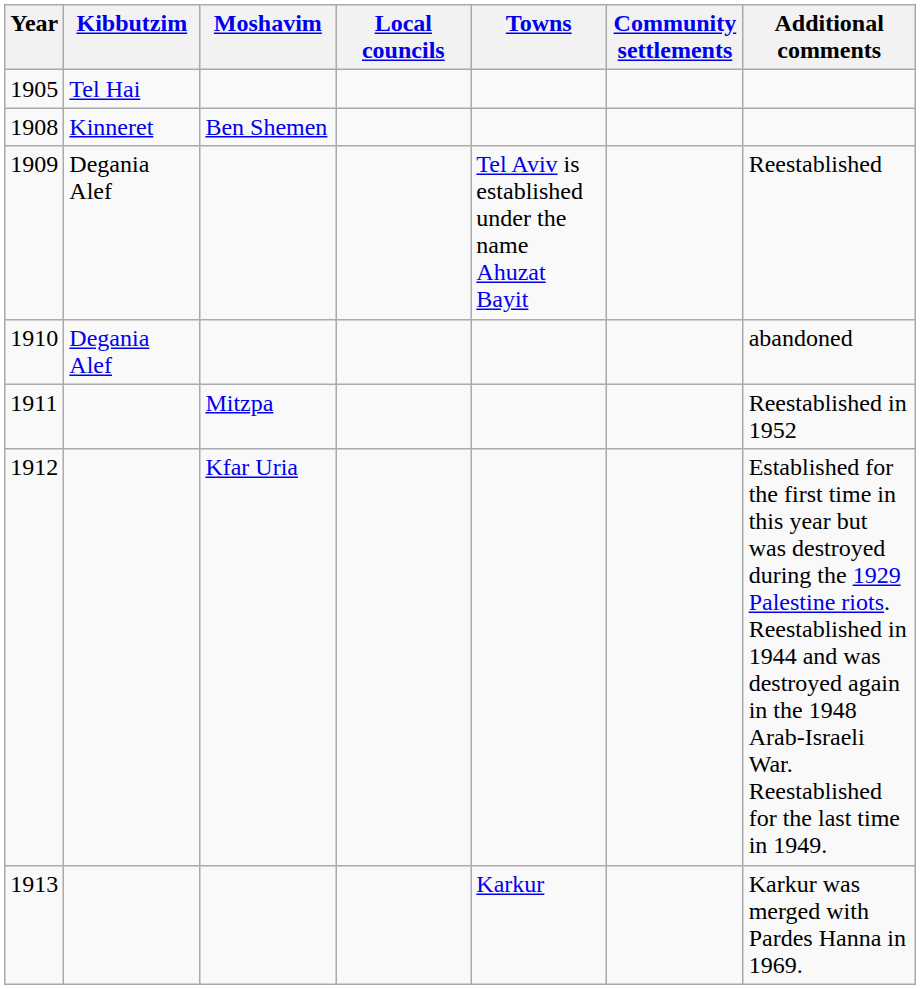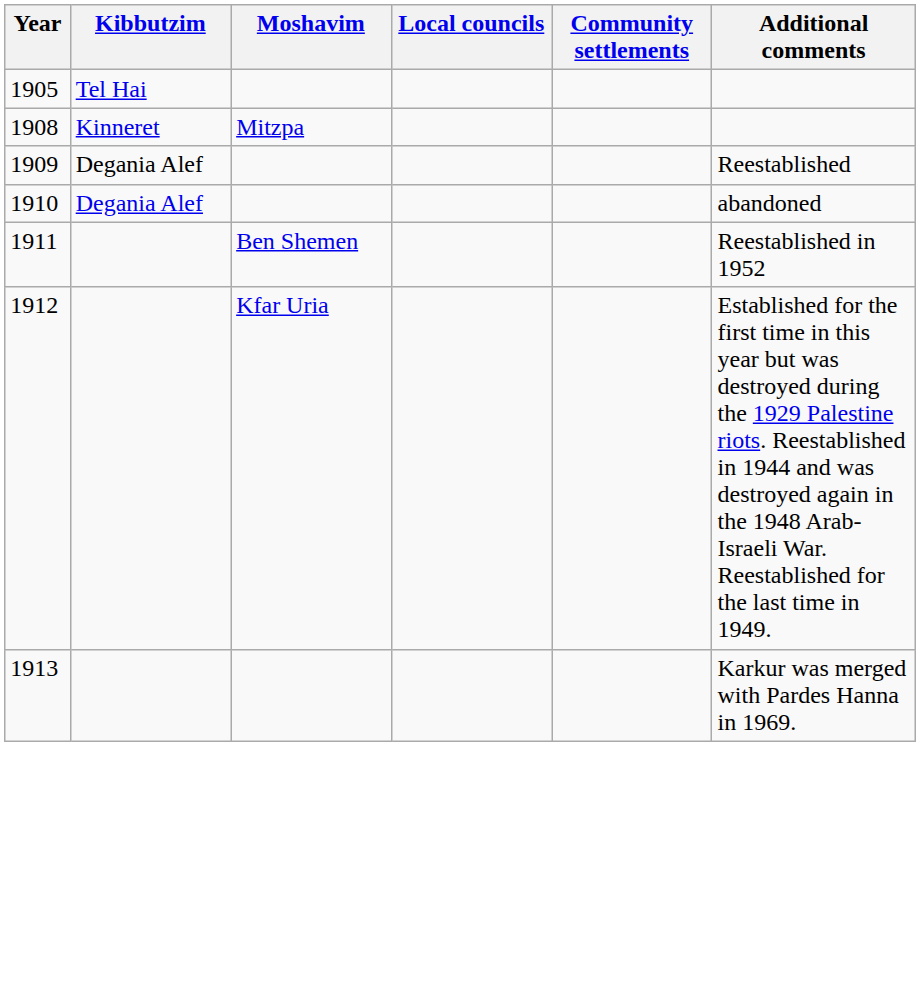- column: (539, 23)
(266, 126) Ben Shemen -> (270, 126) Mitzpa
(239, 402) Mitzpa -> (297, 240) Ben Shemen
